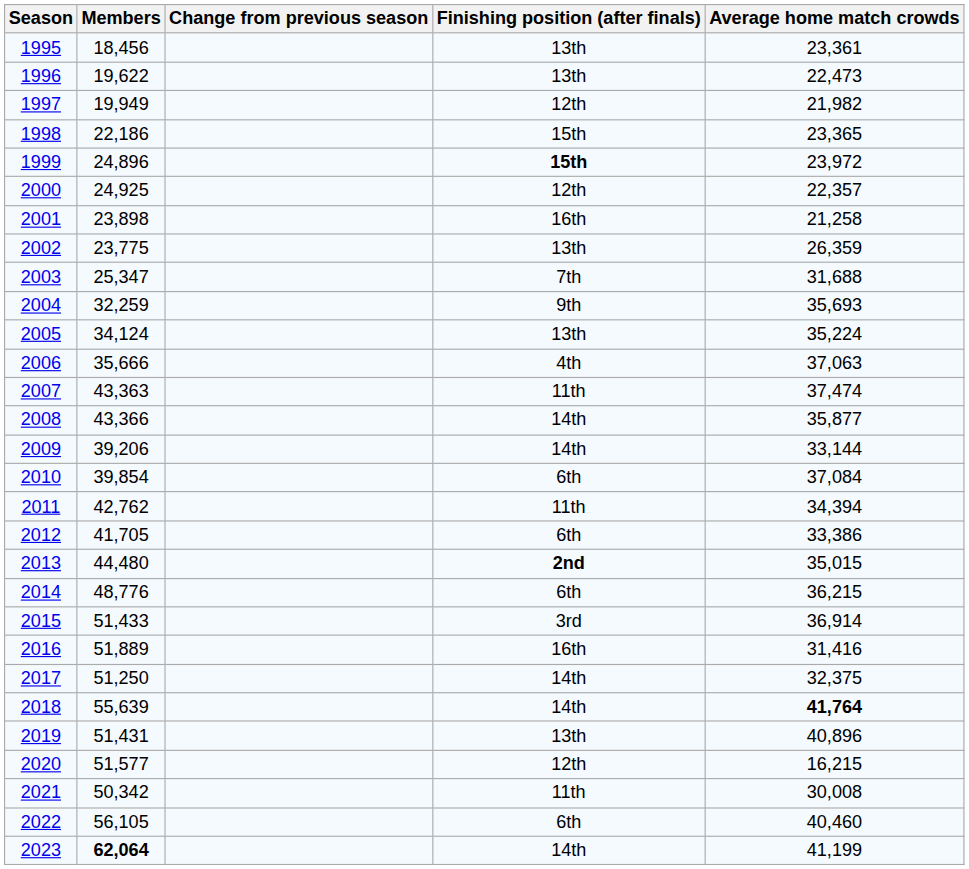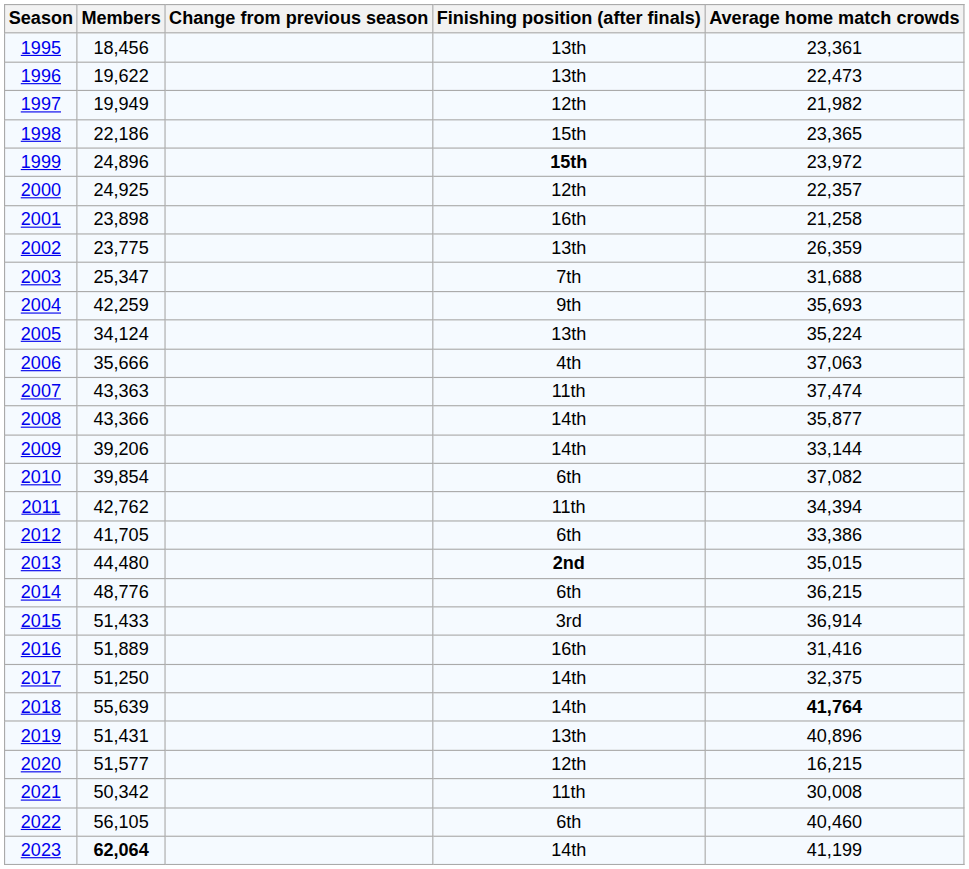(121, 305) 32,259 -> (121, 305) 42,259
(834, 477) 37,084 -> (834, 477) 37,082
